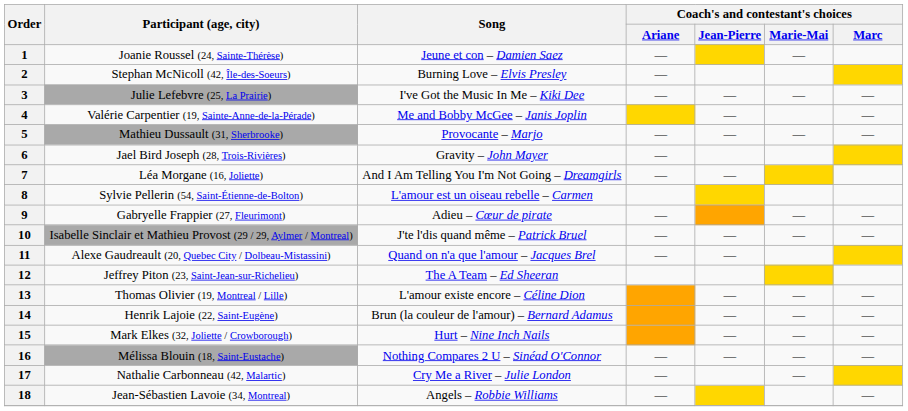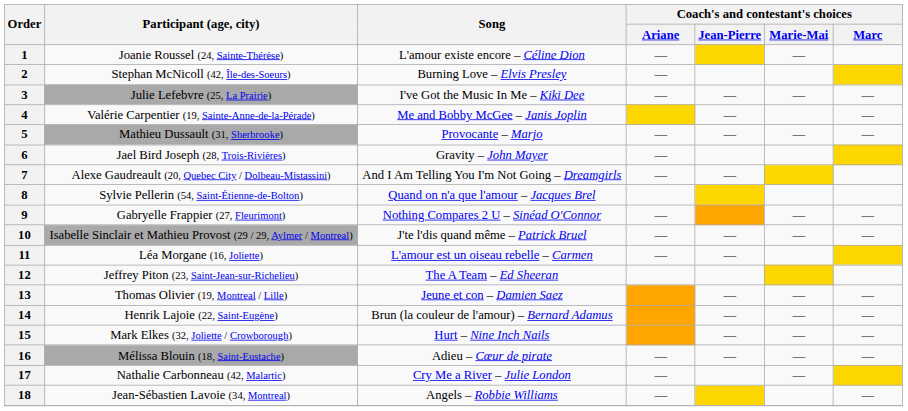(492, 54) Jeune et con – Damien Saez -> (492, 54) L'amour existe encore – Céline Dion
(201, 174) Léa Morgane (16, Joliette) -> (201, 174) Alexe Gaudreault (20, Quebec City / Dolbeau-Mistassini)
(492, 194) L'amour est un oiseau rebelle – Carmen -> (492, 194) Quand on n'a que l'amour – Jacques Brel
(492, 214) Adieu – Cœur de pirate -> (492, 214) Nothing Compares 2 U – Sinéad O'Connor
(201, 255) Alexe Gaudreault (20, Quebec City / Dolbeau-Mistassini) -> (201, 255) Léa Morgane (16, Joliette)
(492, 255) Quand on n'a que l'amour – Jacques Brel -> (492, 255) L'amour est un oiseau rebelle – Carmen
(492, 295) L'amour existe encore – Céline Dion -> (492, 295) Jeune et con – Damien Saez
(492, 355) Nothing Compares 2 U – Sinéad O'Connor -> (492, 355) Adieu – Cœur de pirate
